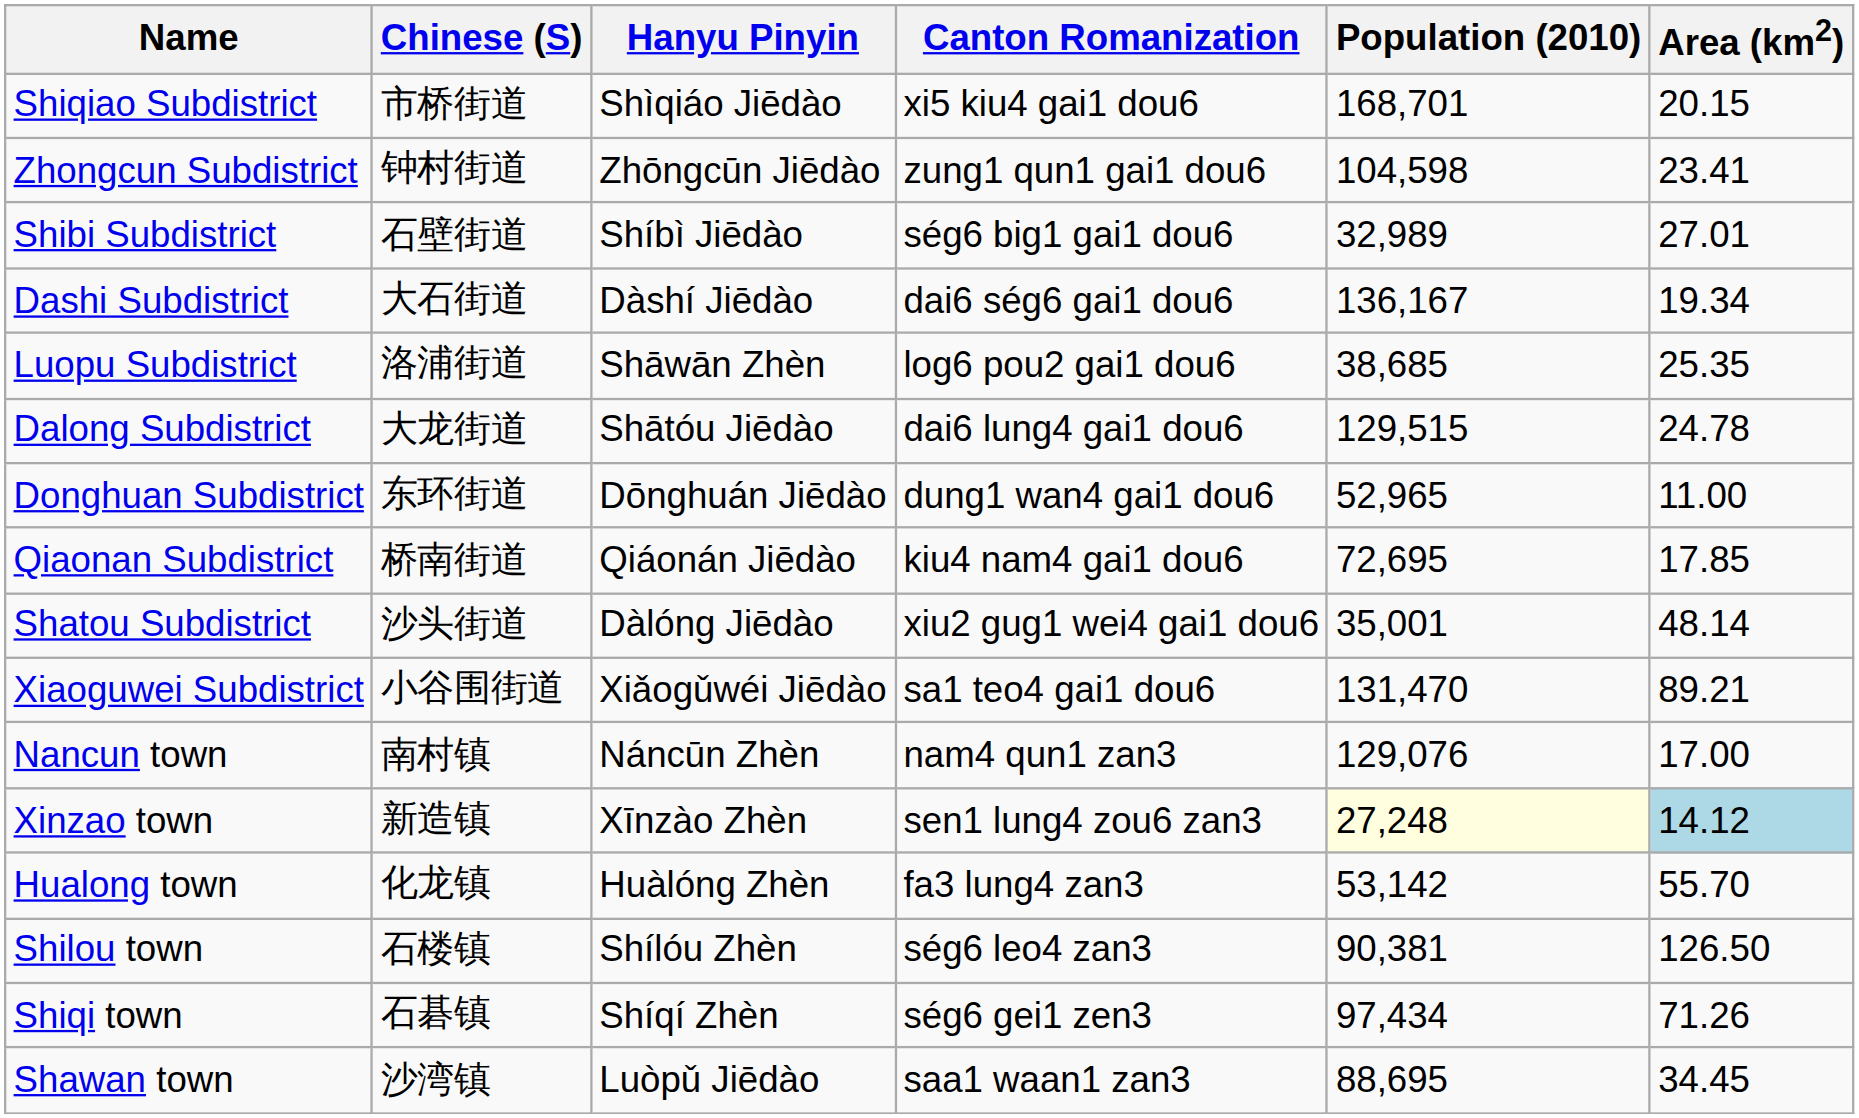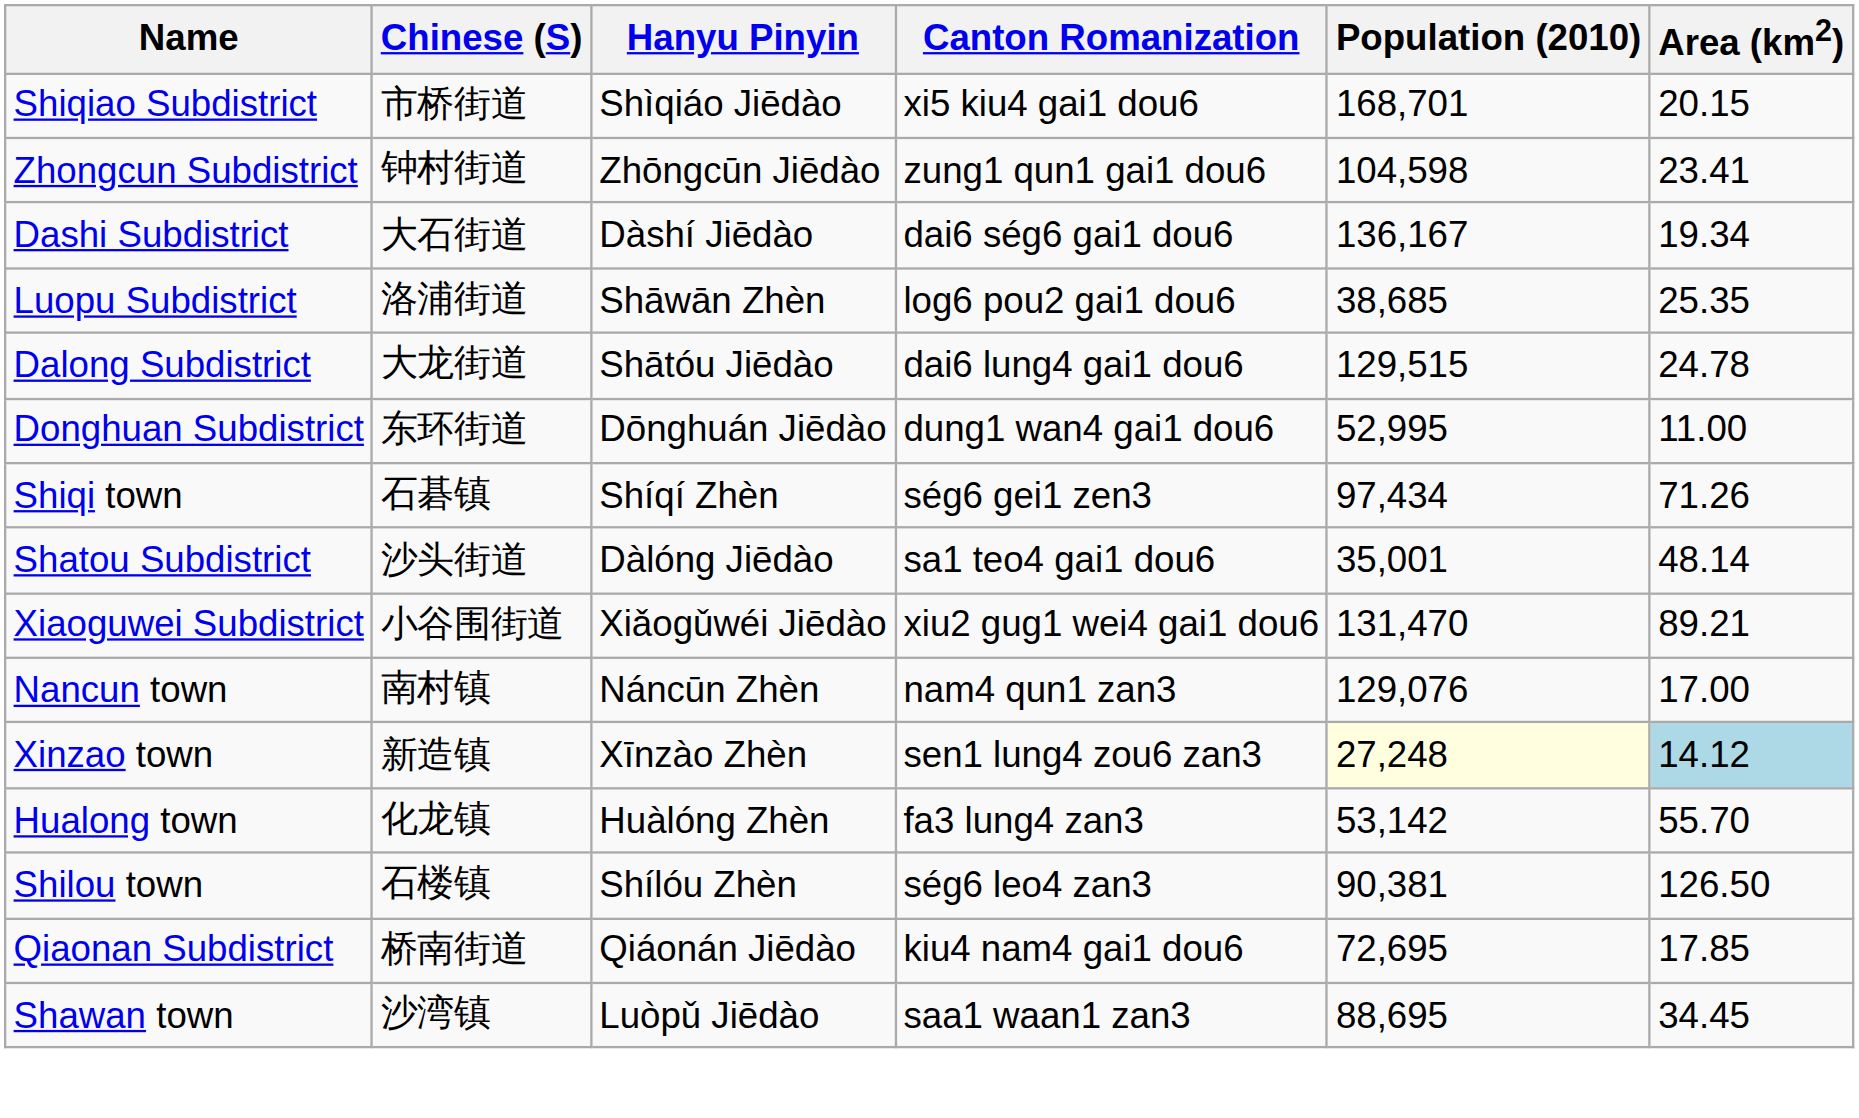- row: (145, 234)
(1392, 494) 52,965 -> (1392, 429) 52,995
rows swapped: (173, 559) <-> (98, 1014)
(1111, 624) xiu2 gug1 wei4 gai1 dou6 -> (1059, 559) sa1 teo4 gai1 dou6
(1059, 689) sa1 teo4 gai1 dou6 -> (1111, 624) xiu2 gug1 wei4 gai1 dou6
